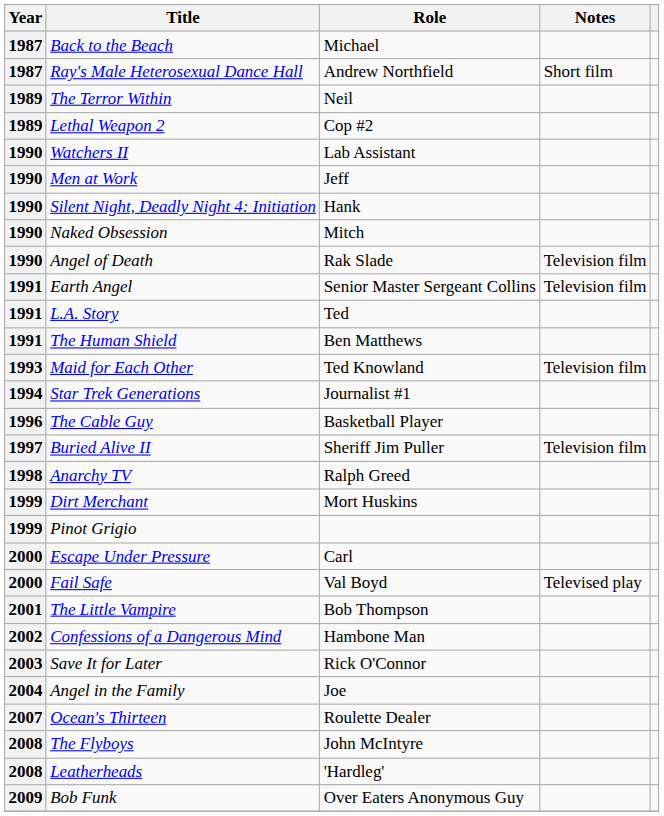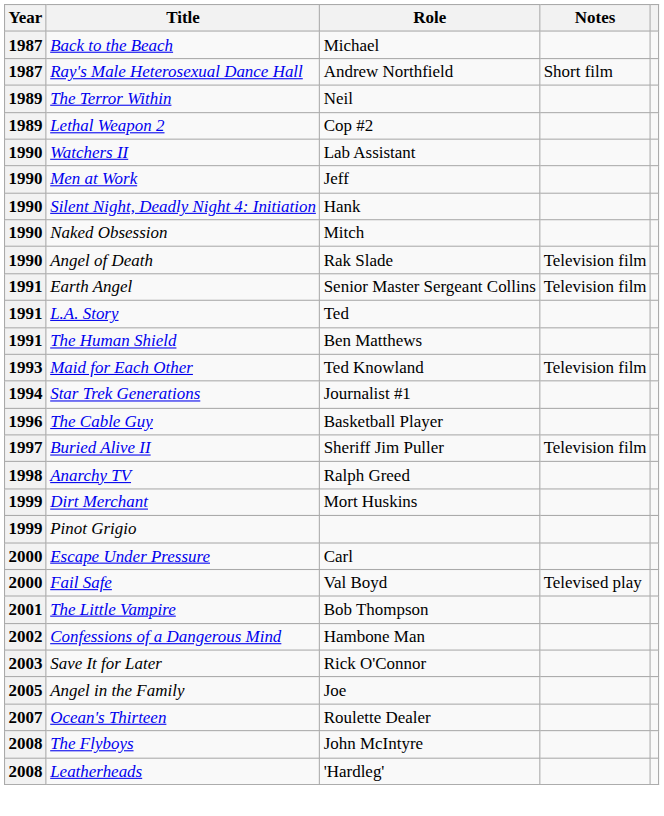(25, 690) 2004 -> (25, 690) 2005
- row: (83, 797)
